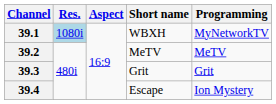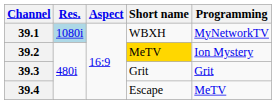(145, 52) no background -> (145, 52) gold background
(210, 52) MeTV -> (224, 52) Ion Mystery
(224, 90) Ion Mystery -> (210, 90) MeTV
